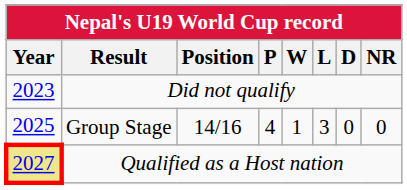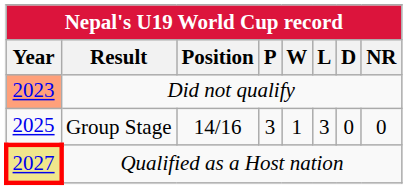(34, 91) no background -> (34, 91) lightsalmon background
(270, 126) 4 -> (270, 126) 3
